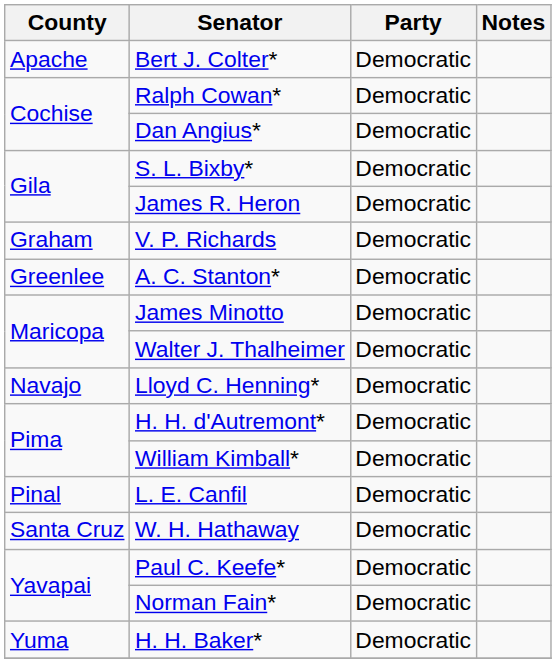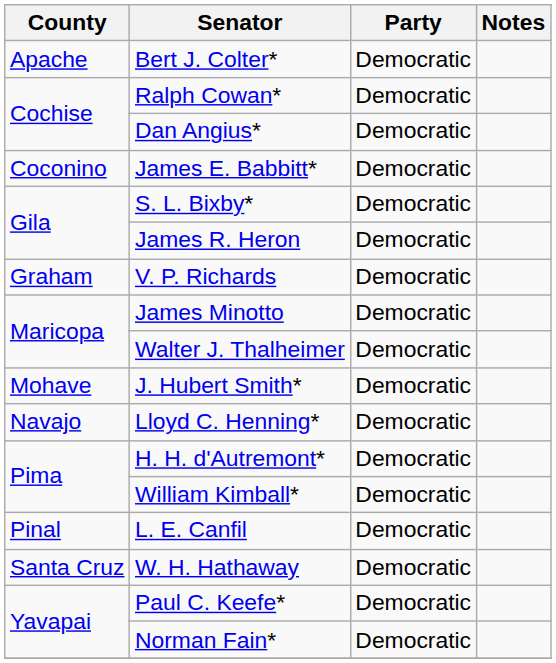+ row: (226, 167)
- row: (208, 276)
+ row: (218, 385)
- row: (199, 639)
